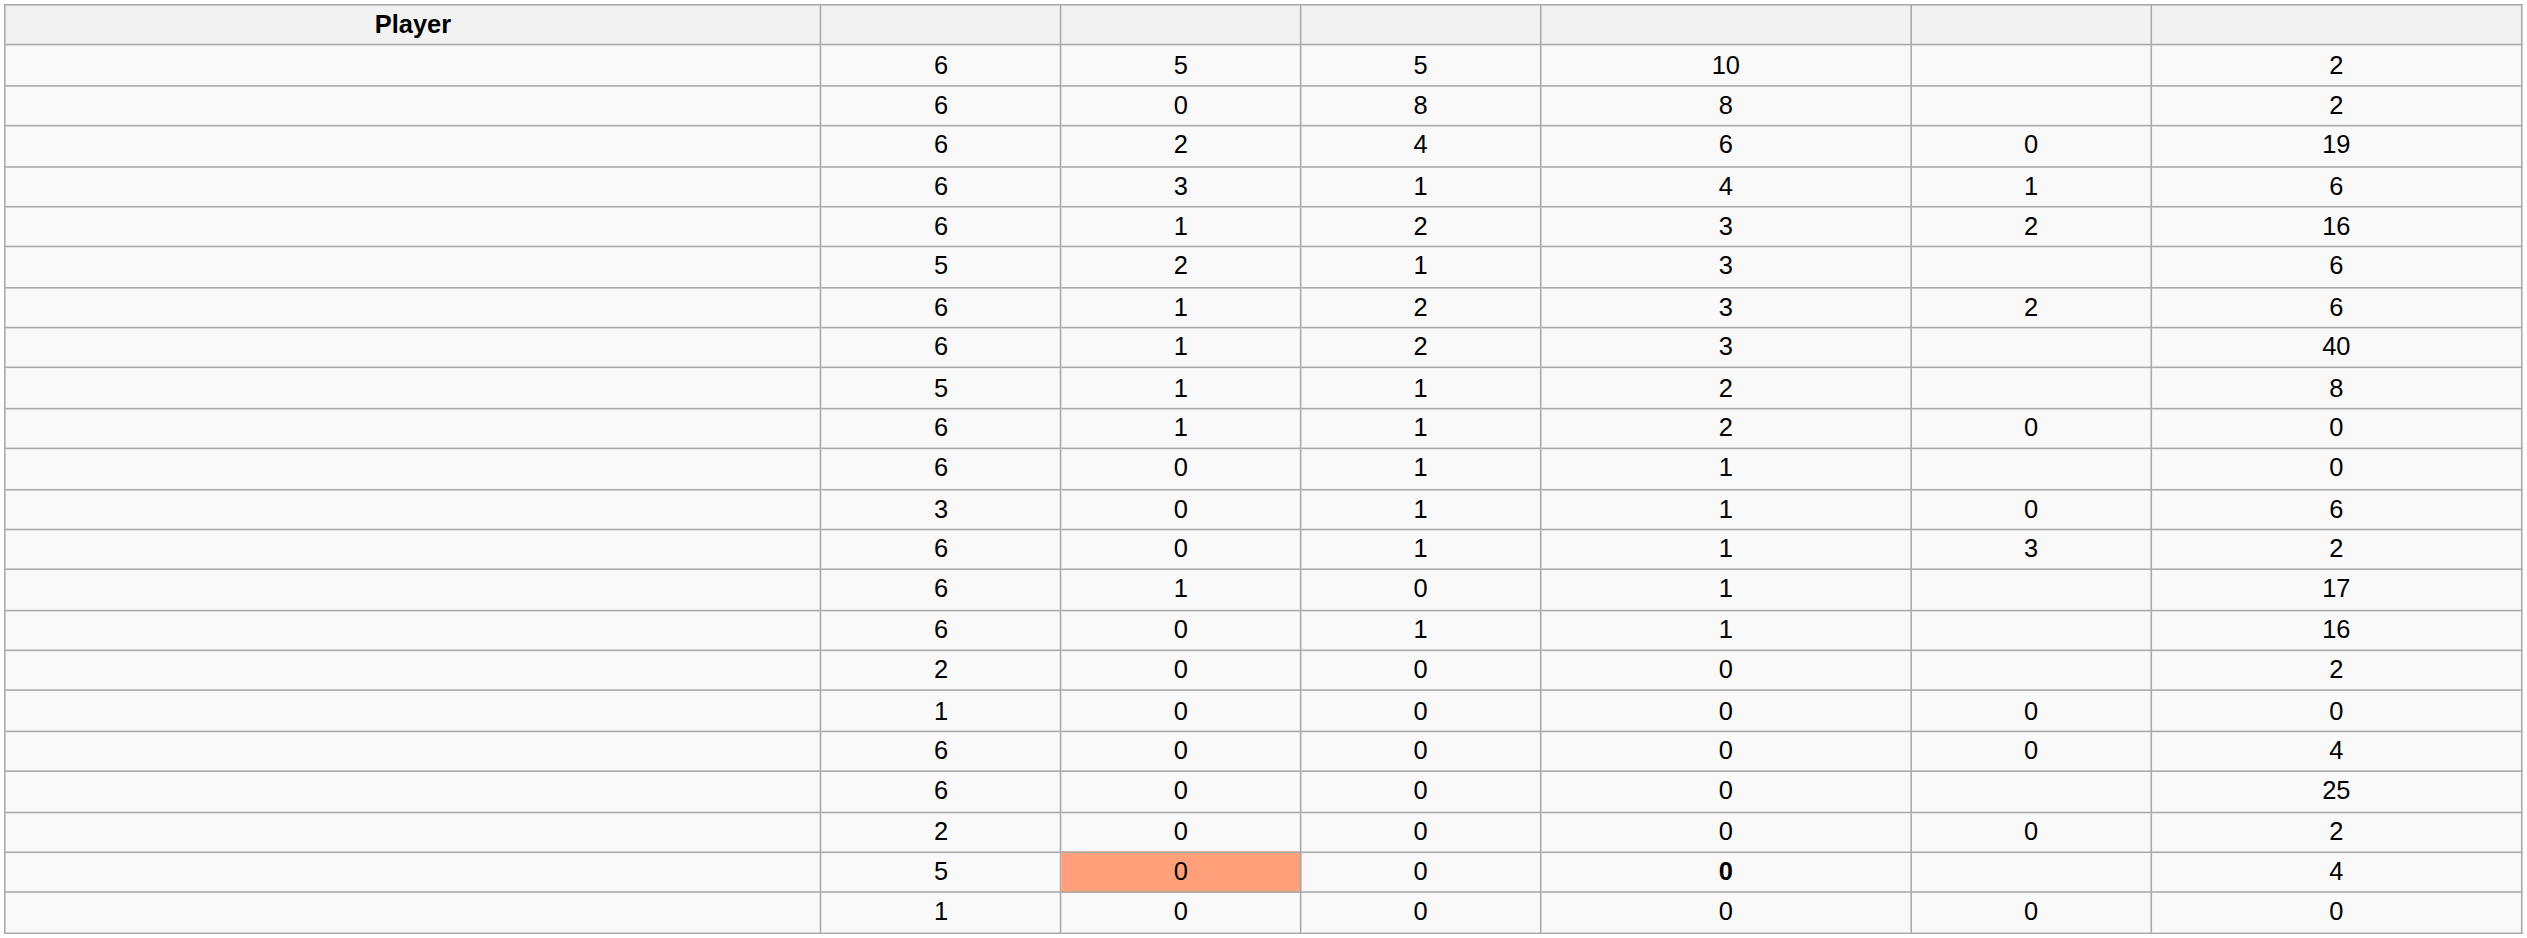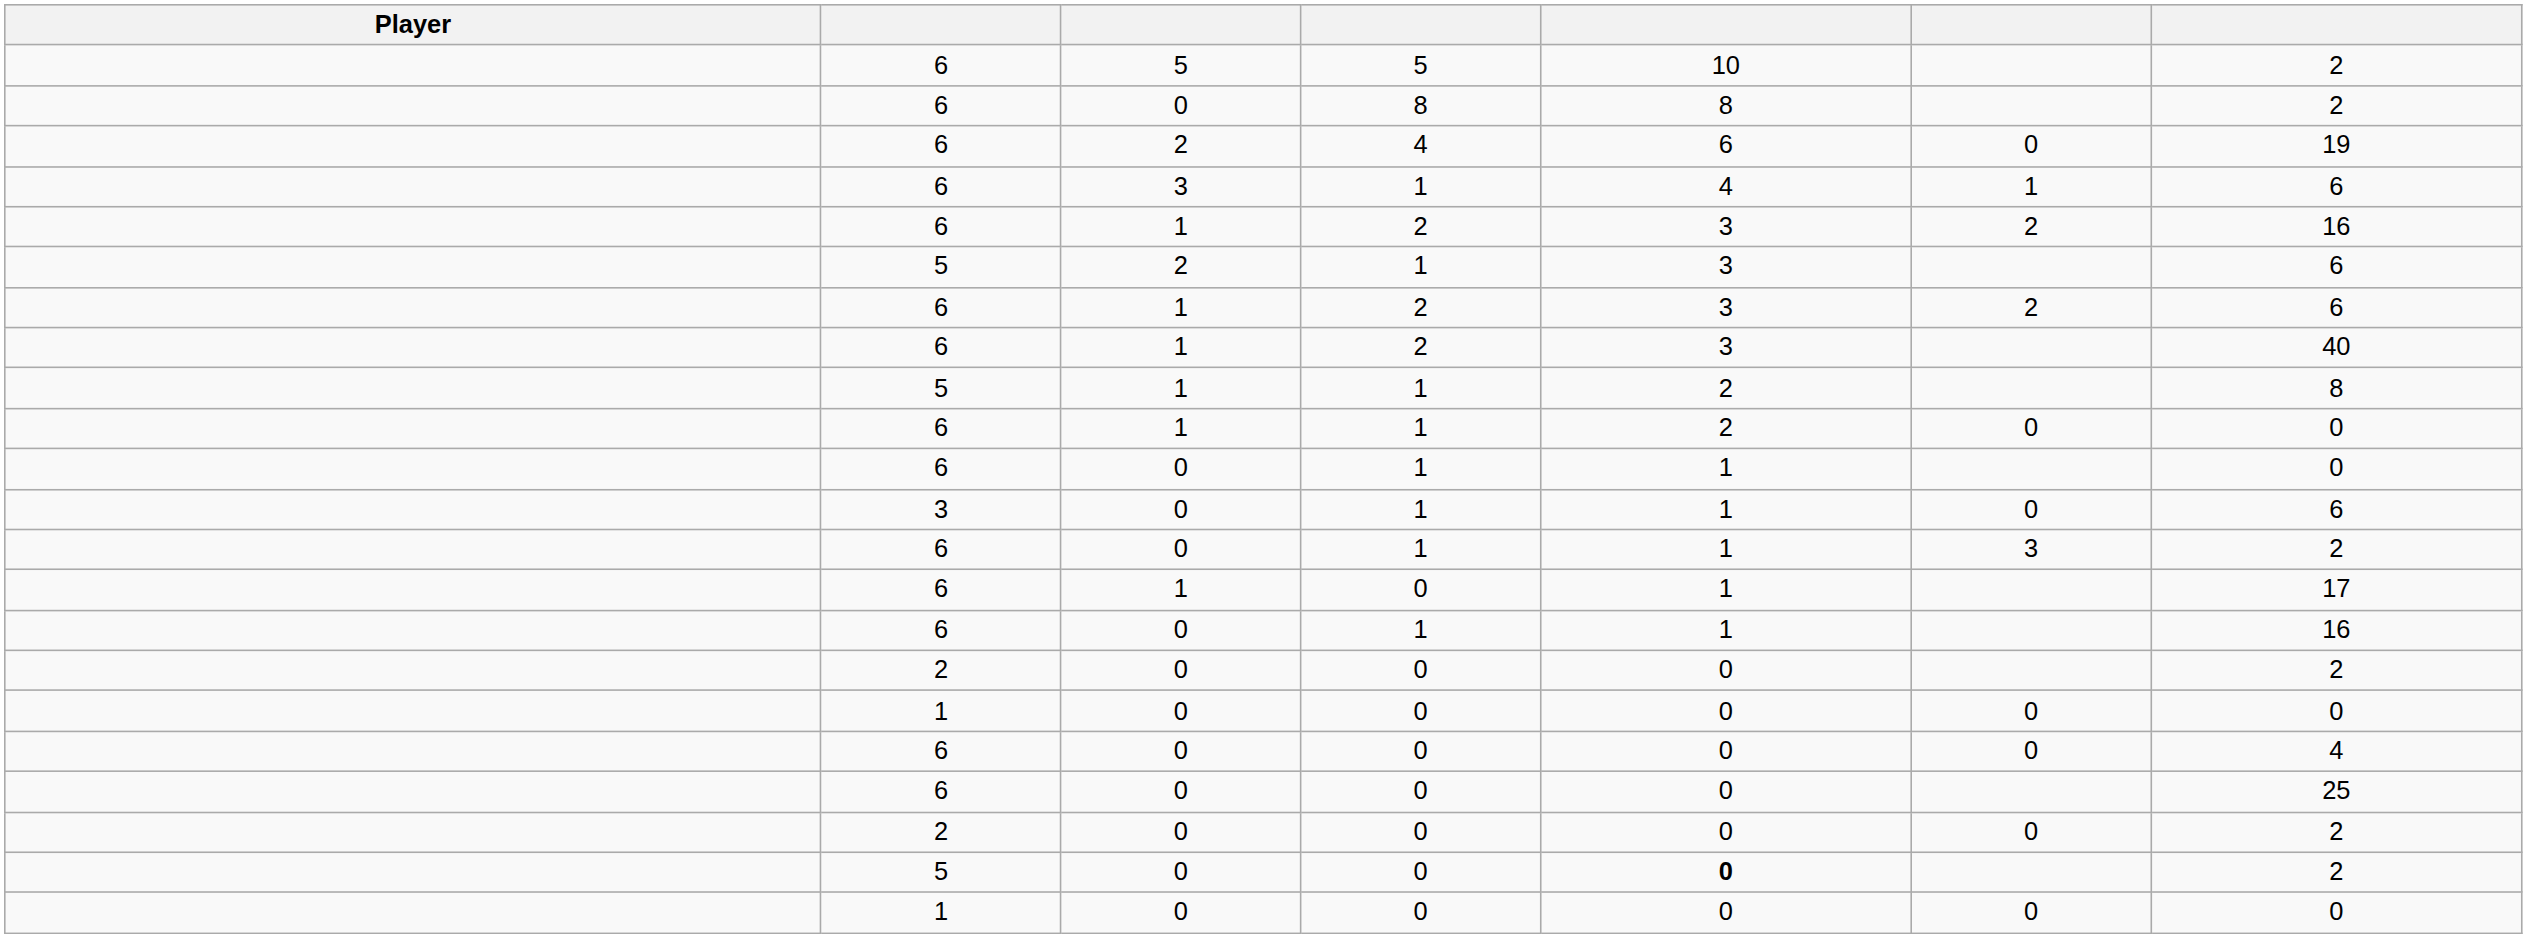(1181, 871) lightsalmon background -> (1181, 871) no background
(2336, 871) 4 -> (2336, 871) 2
